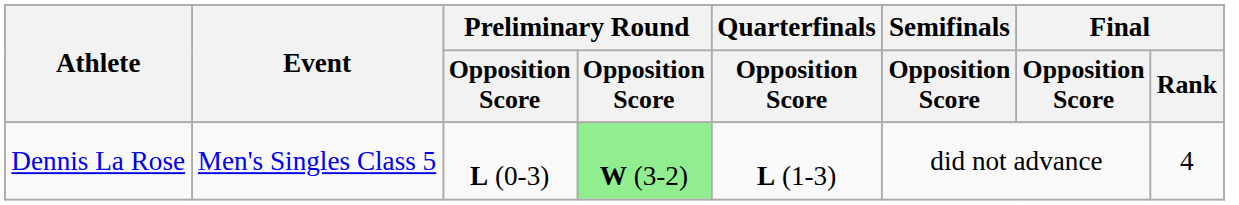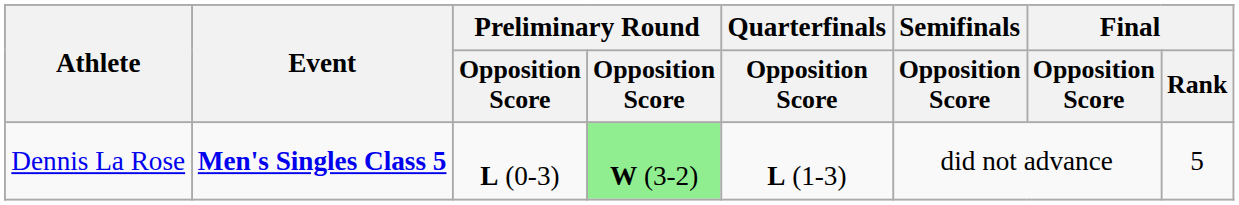(317, 160) normal -> (322, 160) bold
(1187, 160) 4 -> (1197, 160) 5
